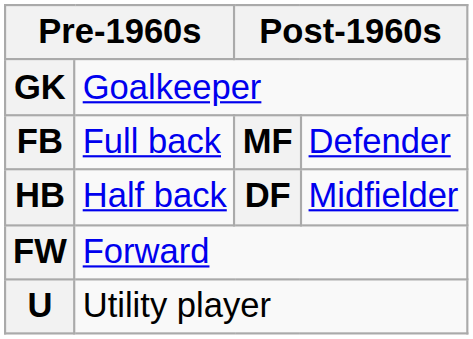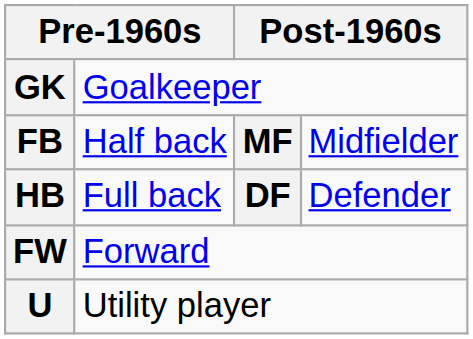(152, 141) Full back -> (155, 141) Half back
(380, 141) Defender -> (383, 141) Midfielder
(155, 196) Half back -> (152, 196) Full back
(383, 196) Midfielder -> (380, 196) Defender
